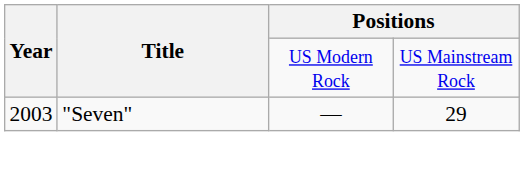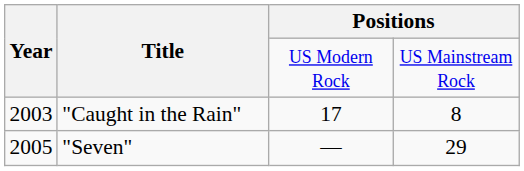+ row: (152, 113)
(31, 113) 2003 -> (31, 147) 2005
